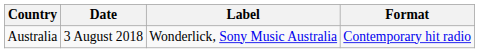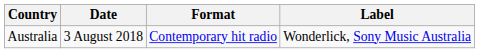columns swapped: (407, 15) <-> (243, 15)
